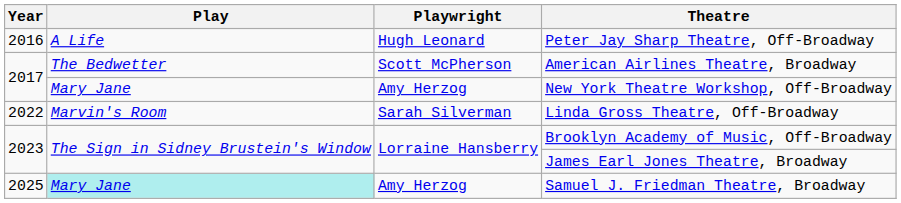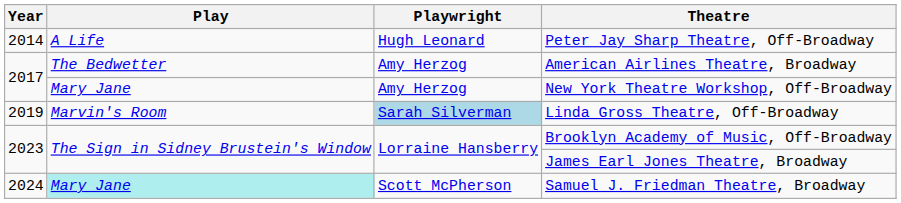(26, 41) 2016 -> (26, 41) 2014
(445, 65) Scott McPherson -> (422, 65) Amy Herzog
(26, 113) 2022 -> (26, 113) 2019
(445, 113) no background -> (445, 113) lightblue background
(26, 186) 2025 -> (26, 186) 2024
(422, 186) Amy Herzog -> (445, 186) Scott McPherson
